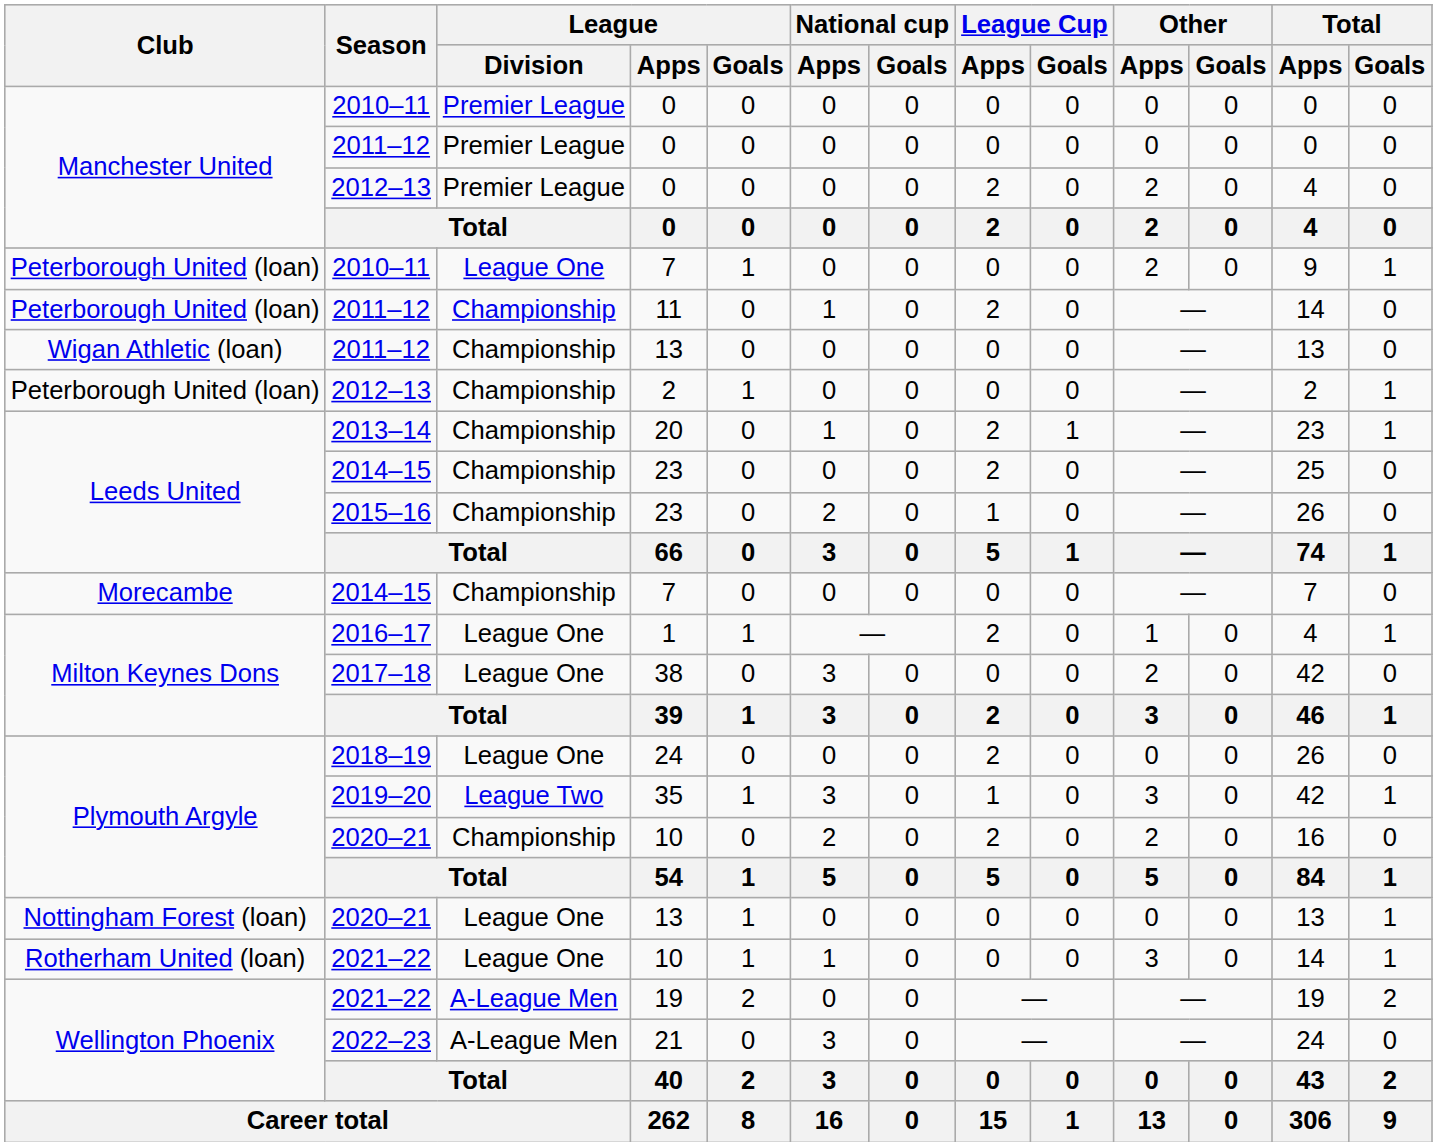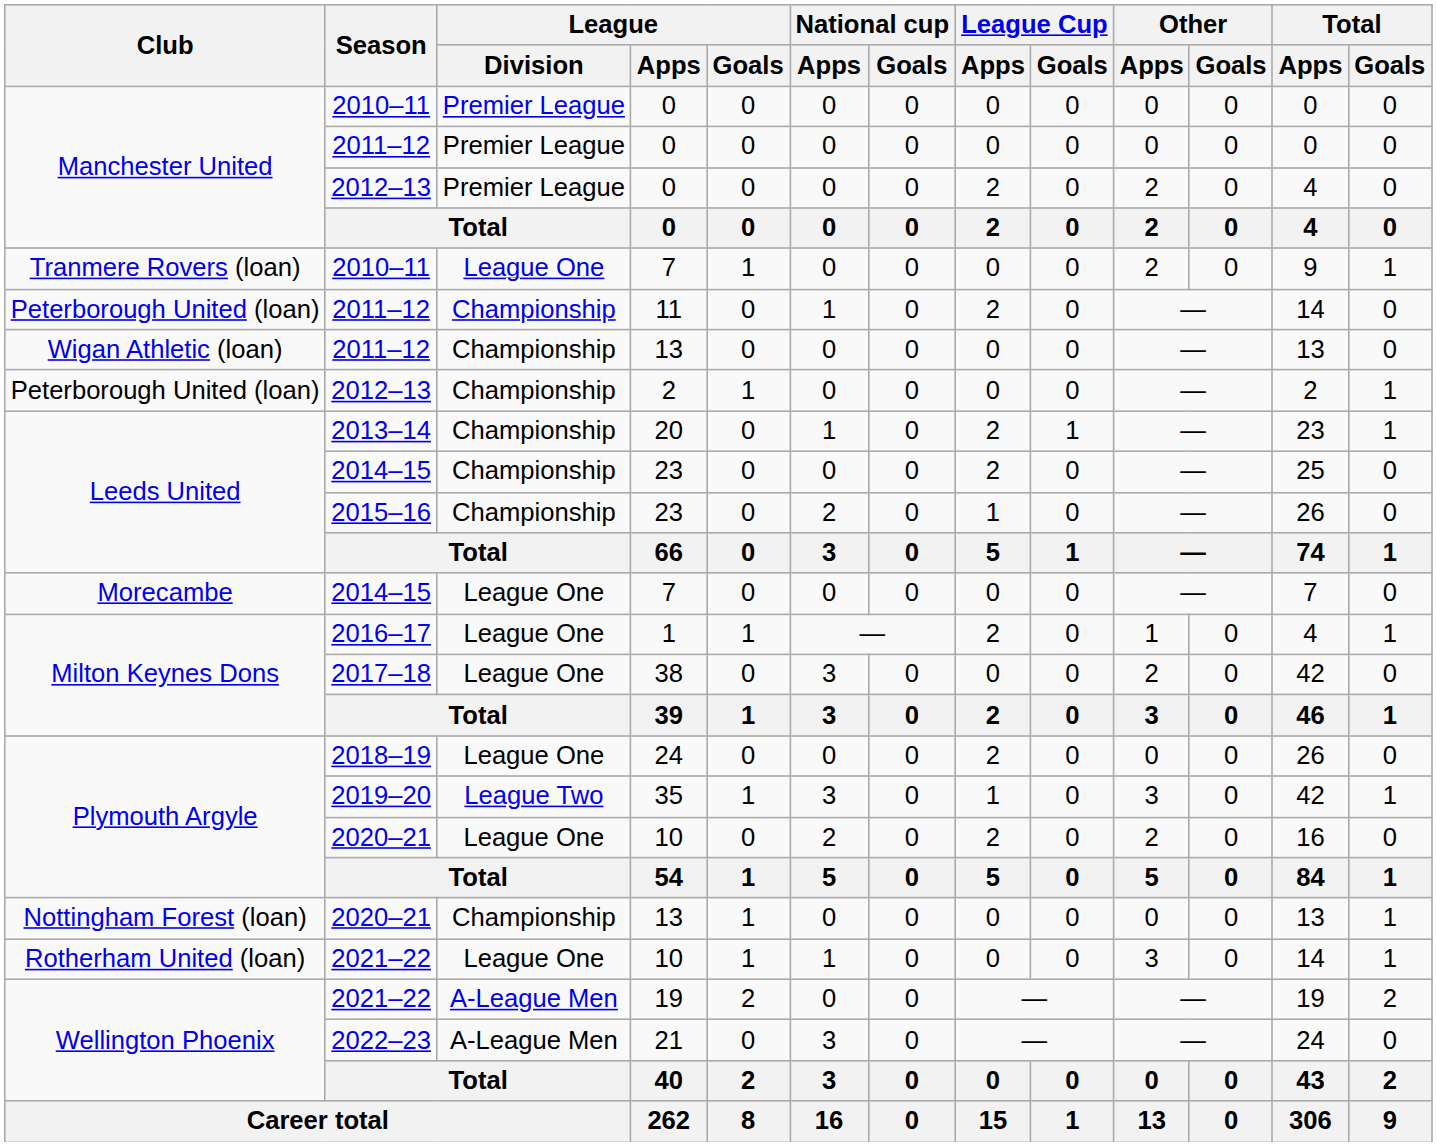(165, 268) Peterborough United (loan) -> (165, 268) Tranmere Rovers (loan)
(534, 593) Championship -> (534, 593) League One
(534, 836) Championship -> (534, 836) League One
(534, 918) League One -> (534, 918) Championship
